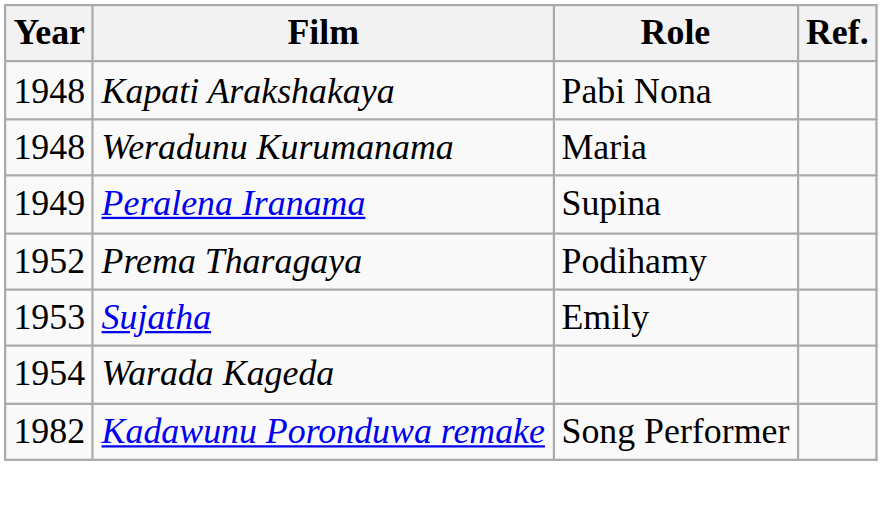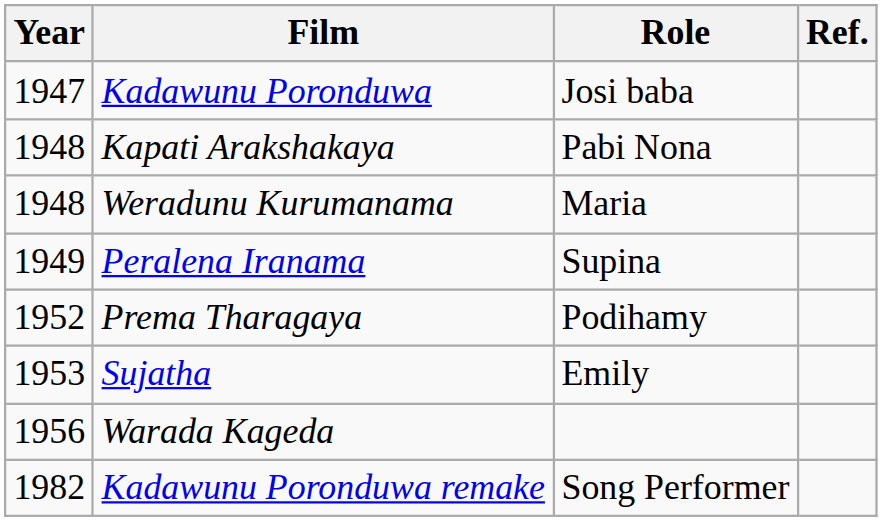+ row: (267, 89)
(49, 373) 1954 -> (49, 430) 1956
